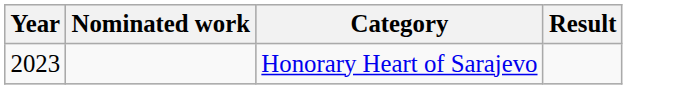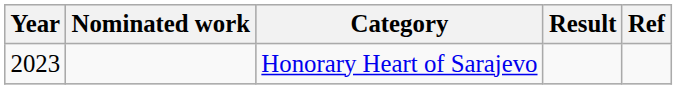+ column: (646, 24)
